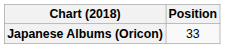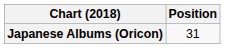(193, 33) 33 -> (193, 33) 31
